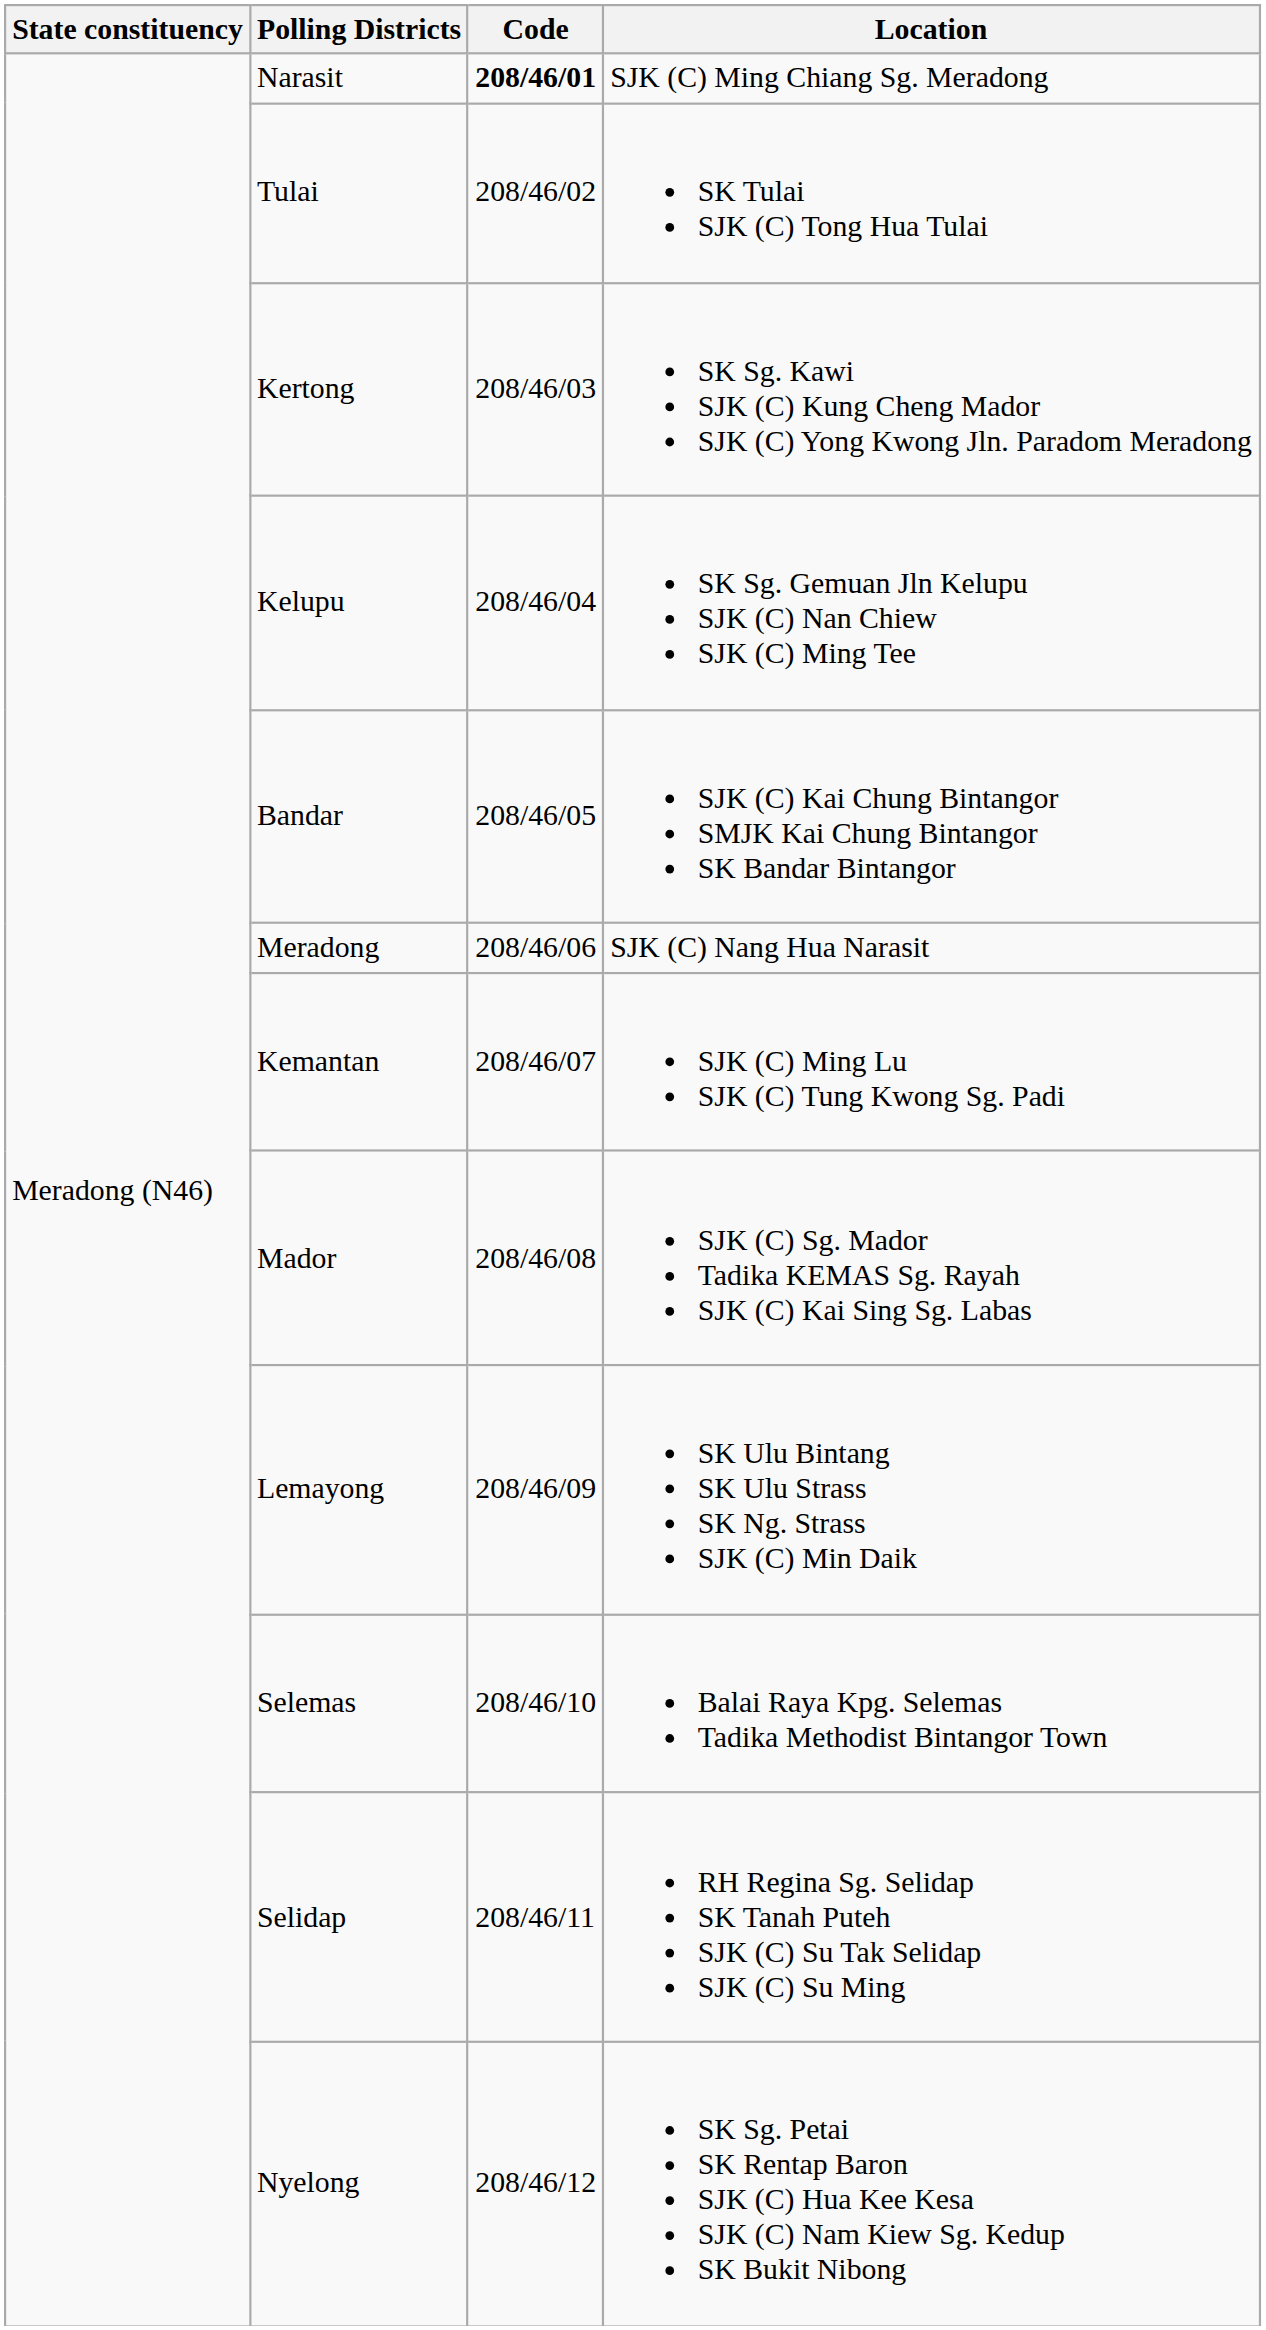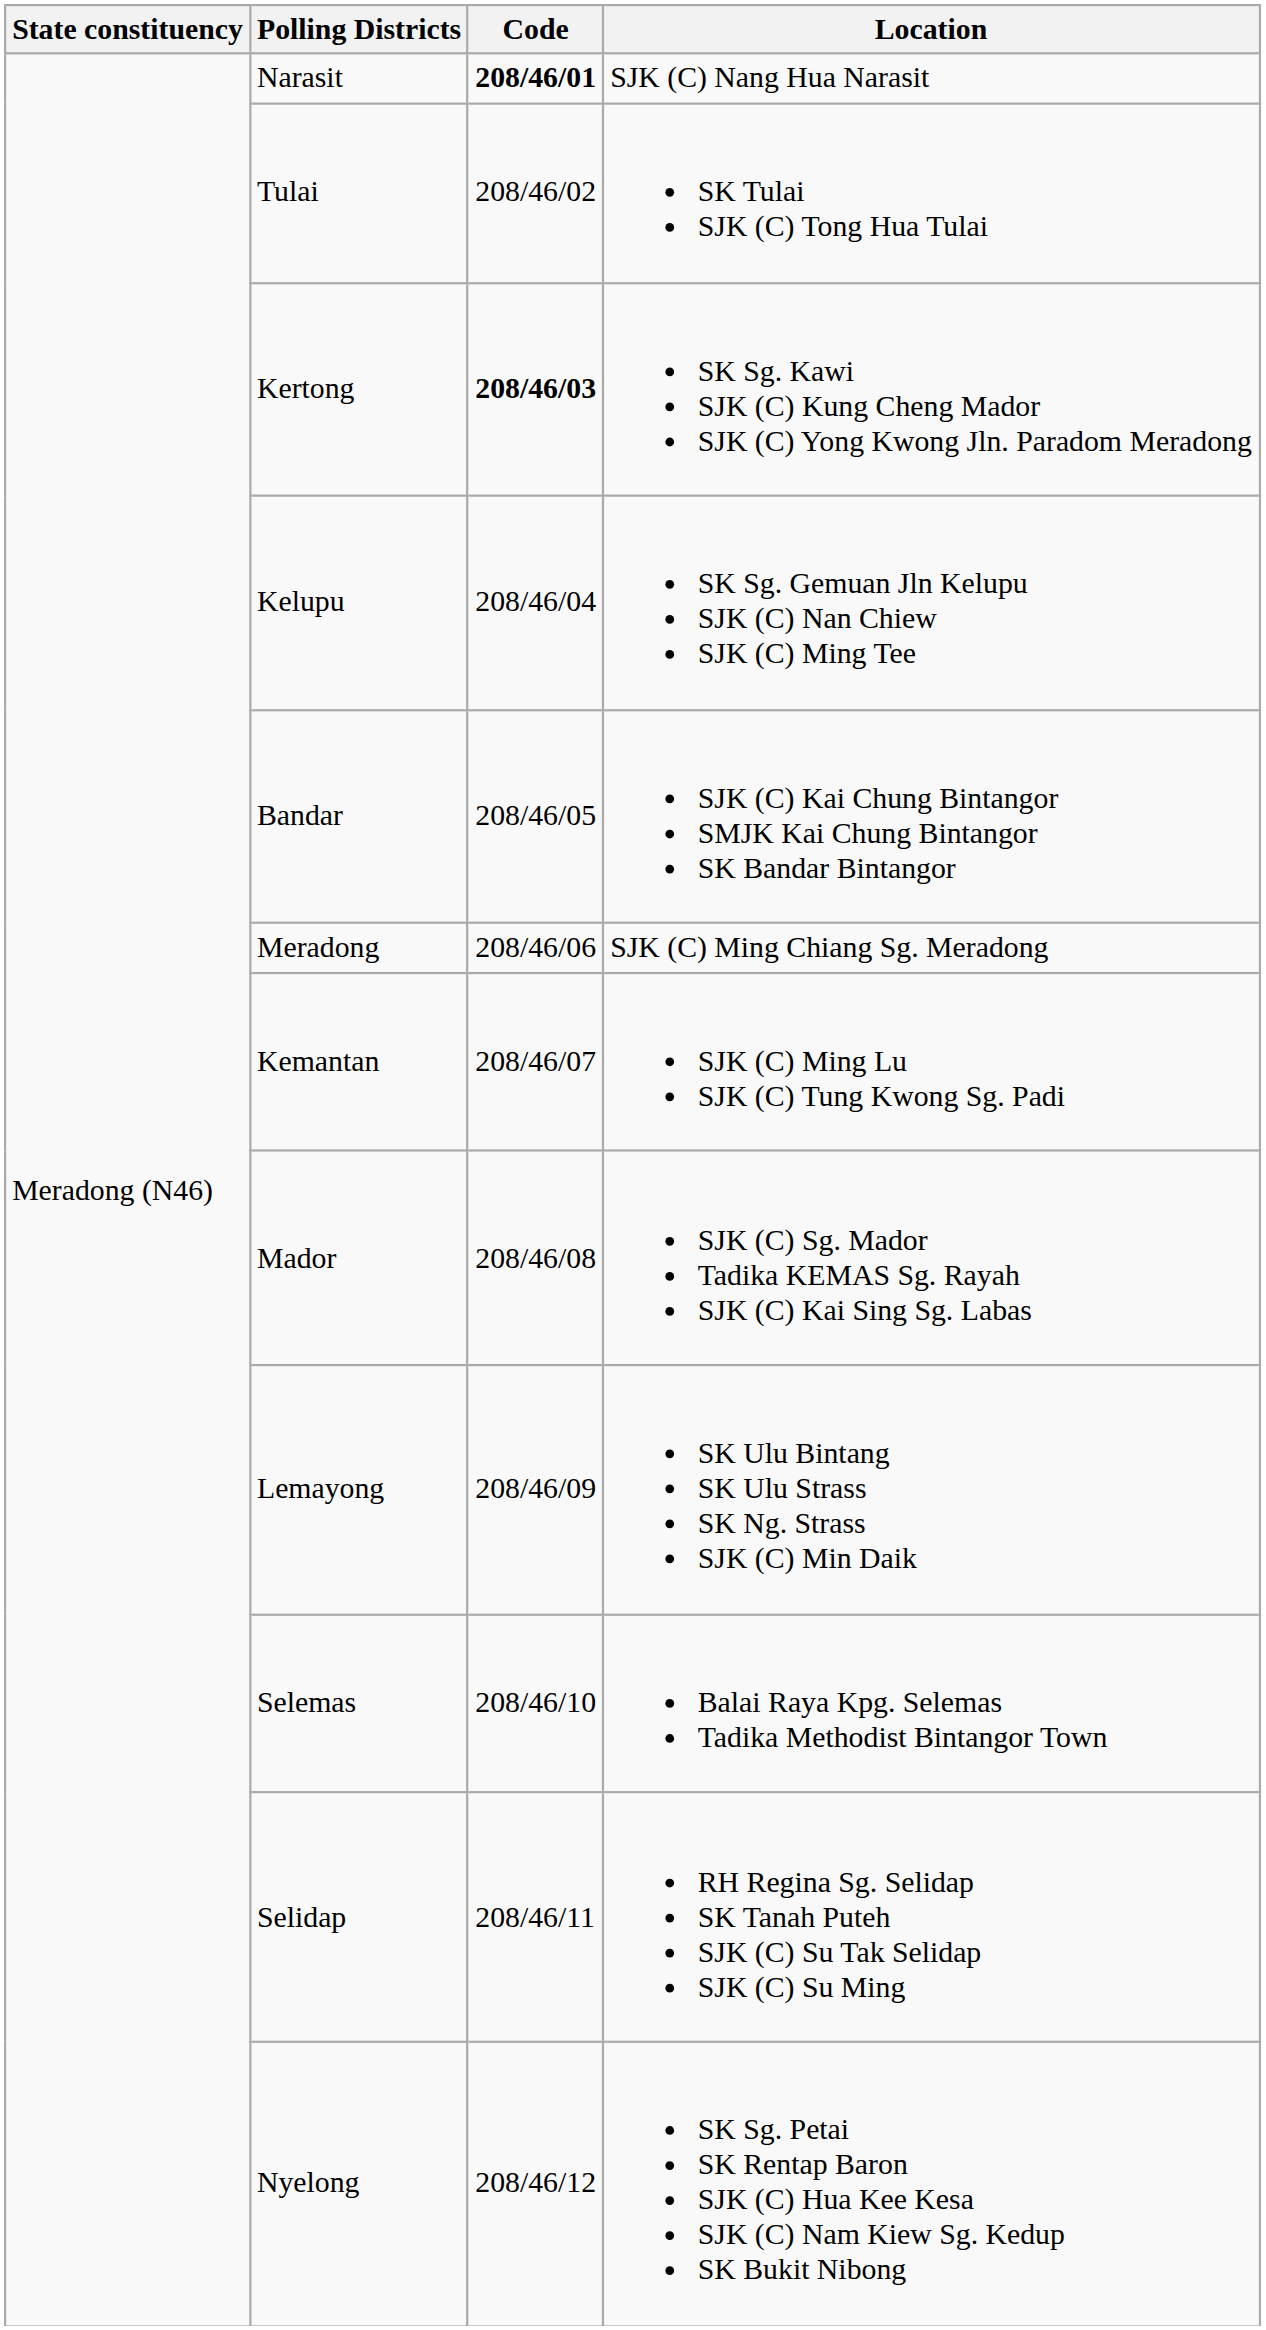(829, 77) SJK (C) Ming Chiang Sg. Meradong -> (770, 77) SJK (C) Nang Hua Narasit
(536, 388) normal -> (536, 388) bold
(770, 947) SJK (C) Nang Hua Narasit -> (829, 947) SJK (C) Ming Chiang Sg. Meradong
